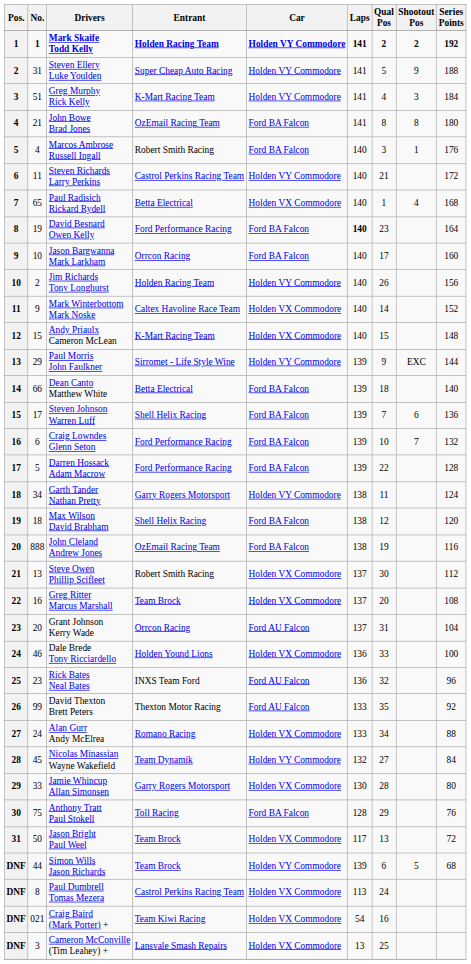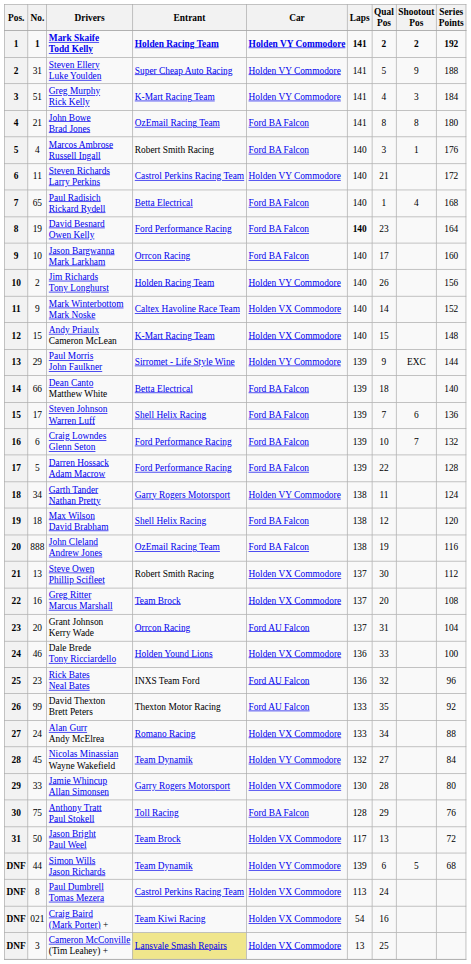(295, 203) Holden VX Commodore -> (279, 203) Ford BA Falcon
(158, 866) Team Brock -> (164, 866) Team Dynamik
(181, 945) no background -> (181, 945) khaki background
